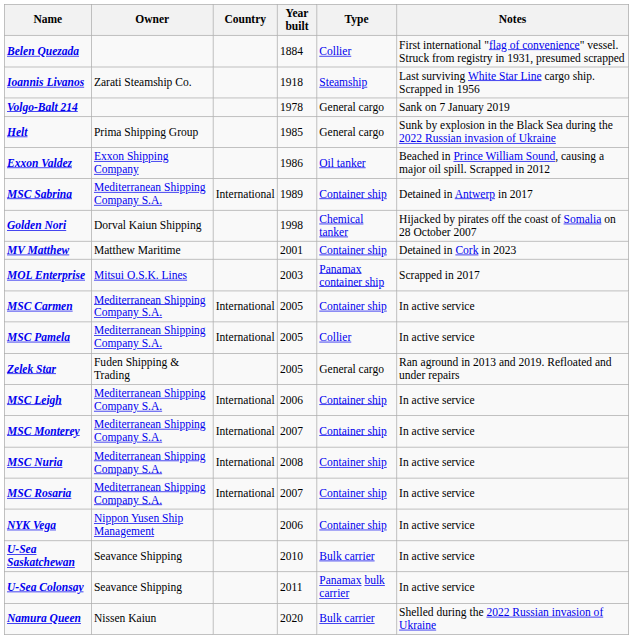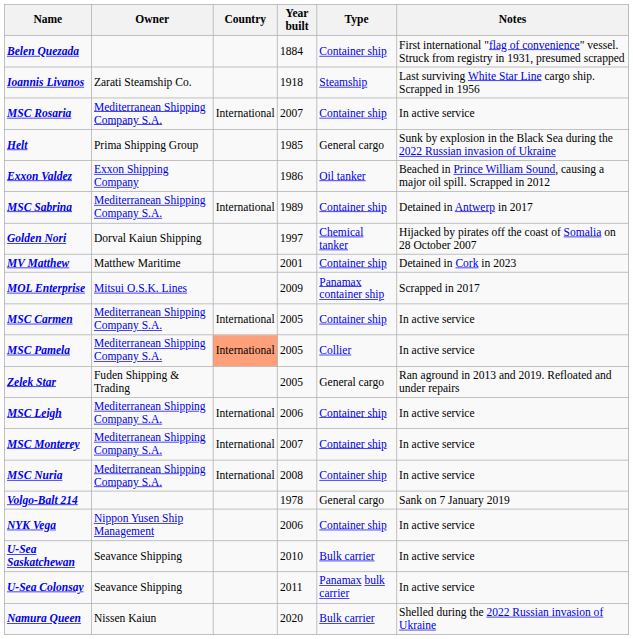(335, 51) Collier -> (353, 51) Container ship
rows swapped: (42, 107) <-> (39, 493)
(291, 225) 1998 -> (291, 238) 1997
(291, 275) 2003 -> (291, 288) 2009
(245, 337) no background -> (245, 350) lightsalmon background
